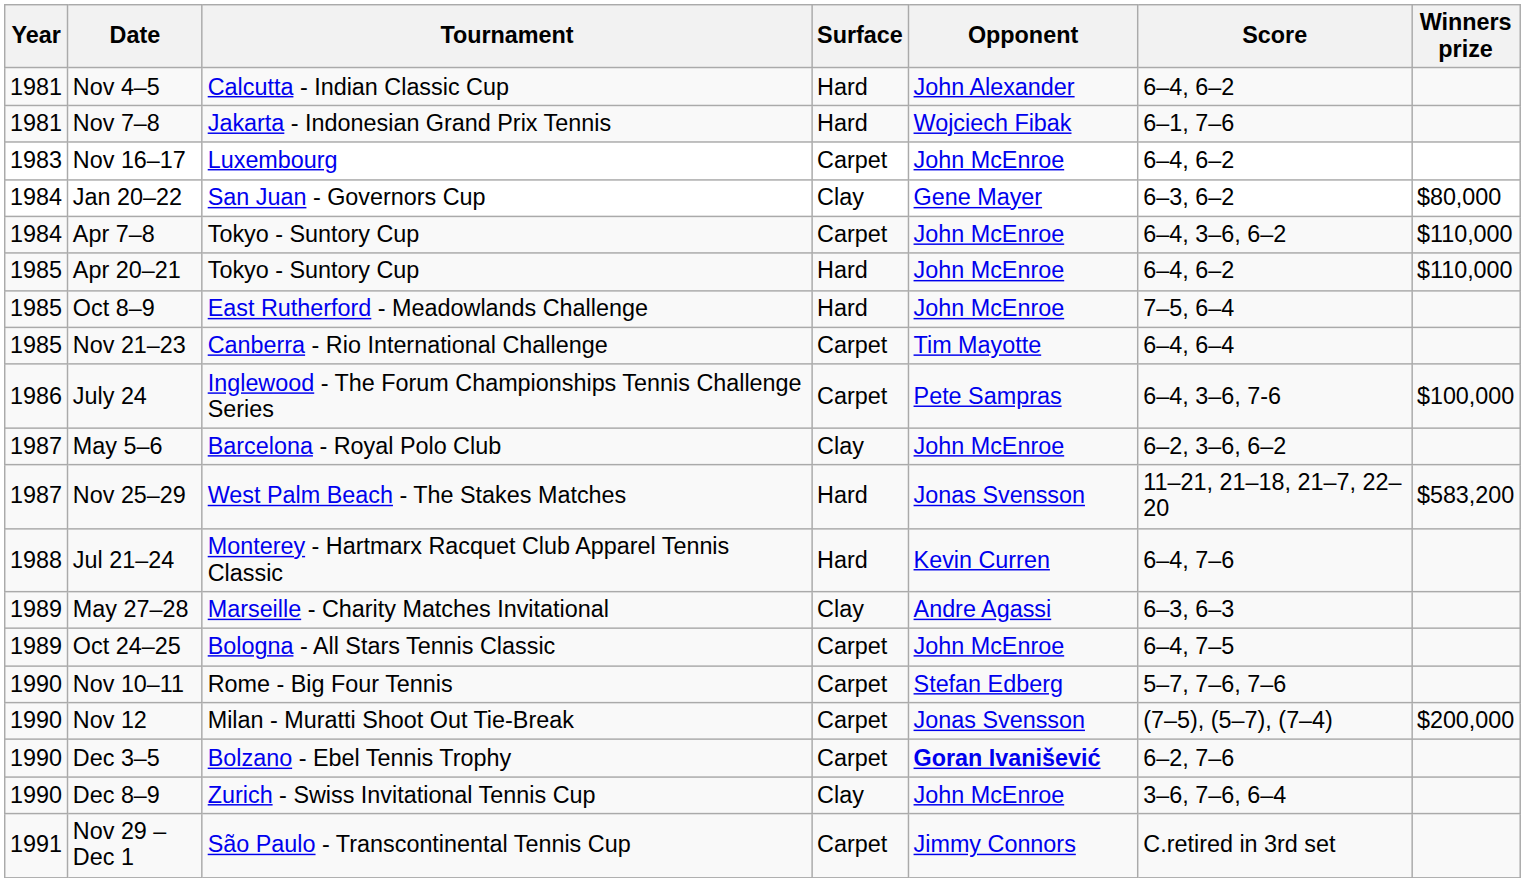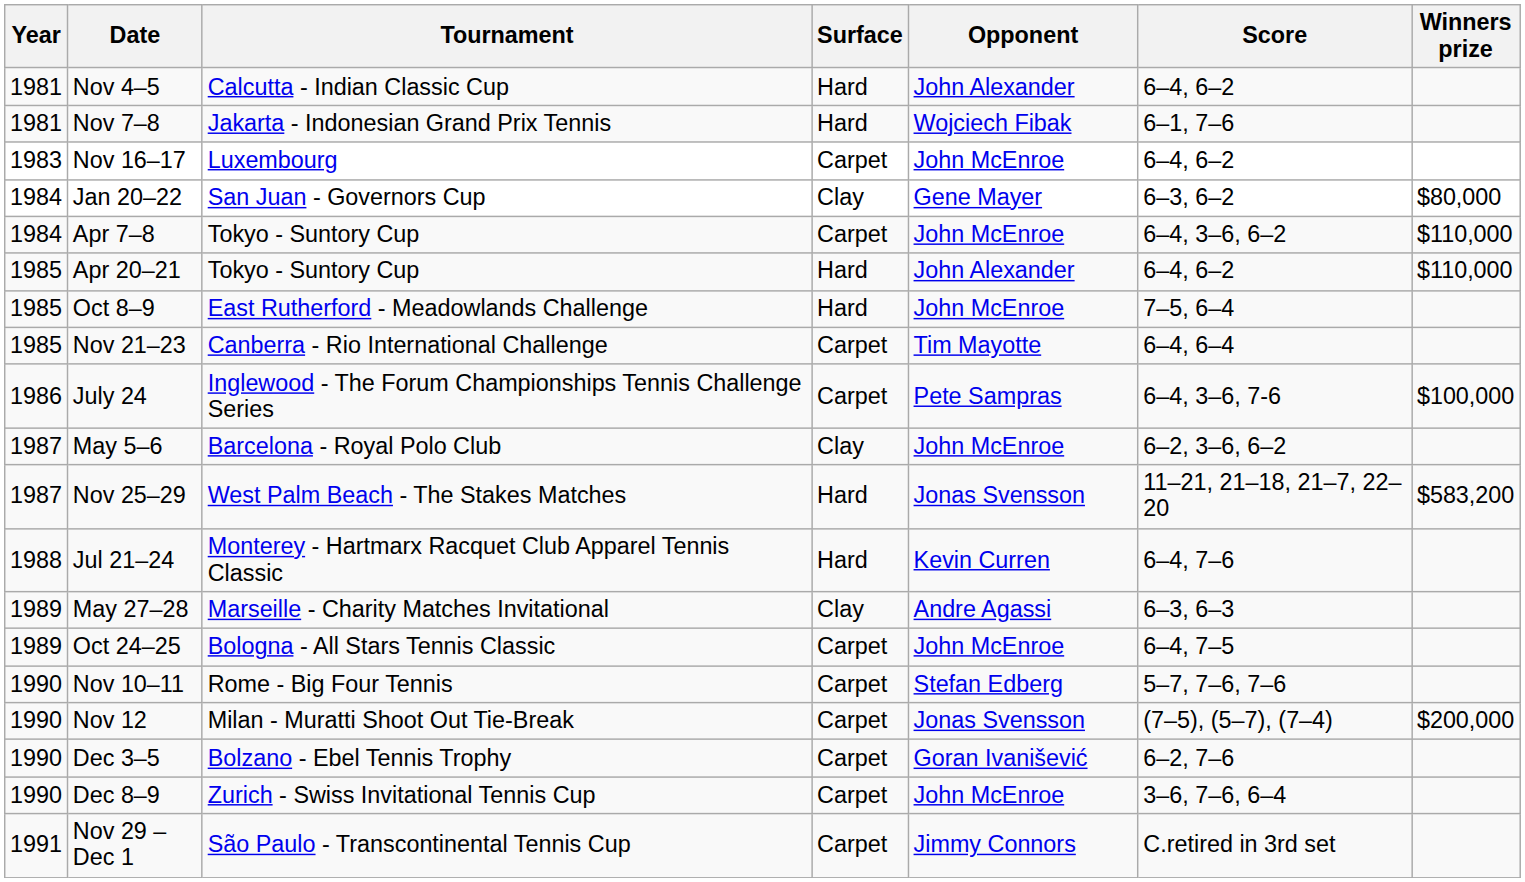(989, 271) John McEnroe -> (994, 271) John Alexander
(1007, 757) bold -> (1001, 757) normal
(840, 794) Clay -> (852, 794) Carpet
